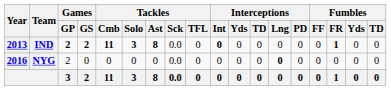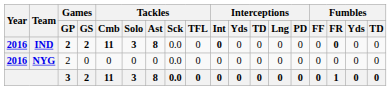(17, 45) 2013 -> (17, 45) 2016
(336, 45) 1 -> (336, 45) 0
(280, 61) bold -> (280, 61) normal
